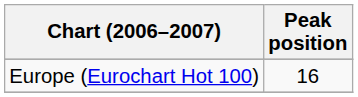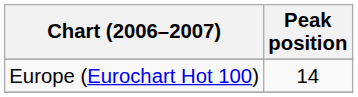(308, 75) 16 -> (308, 75) 14
